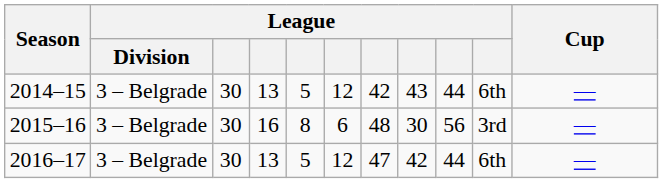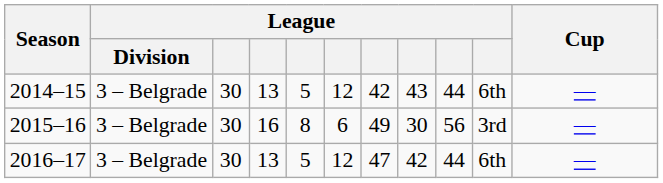(380, 125) 48 -> (380, 125) 49
